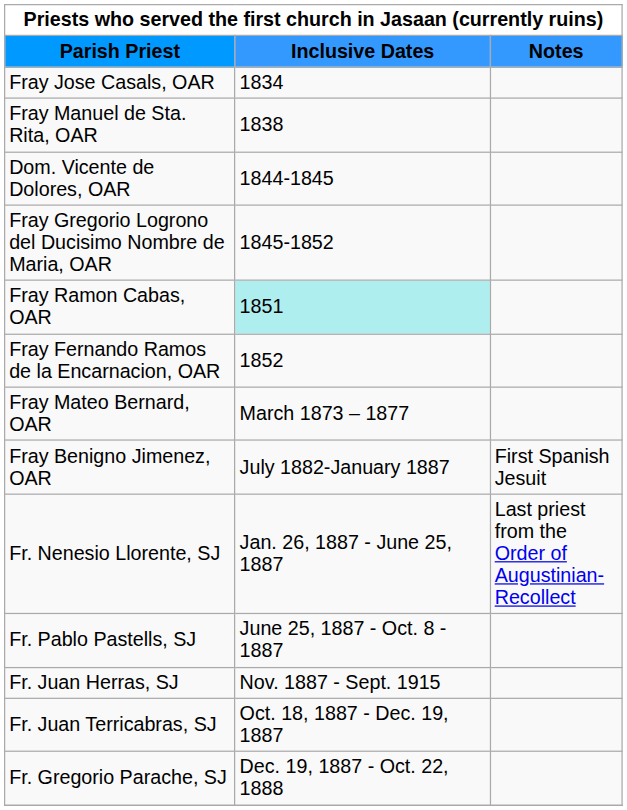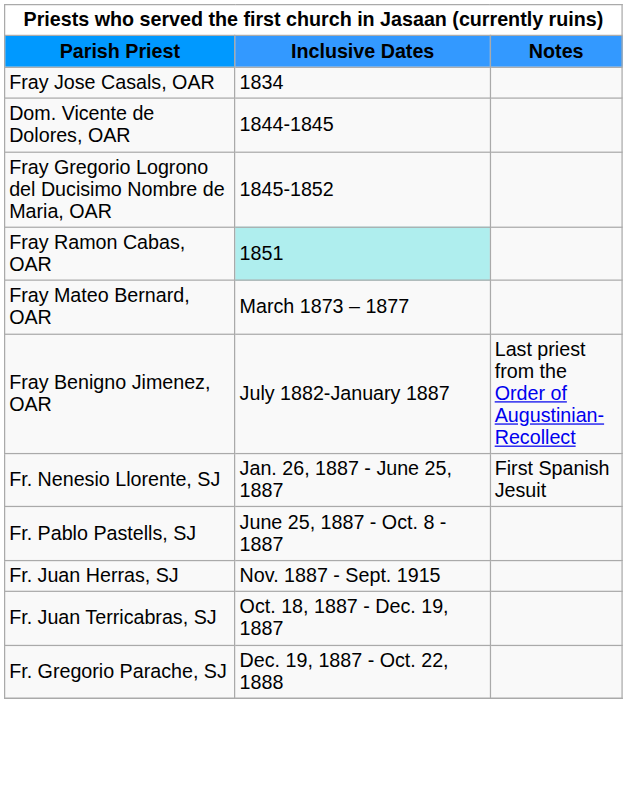- row: (98, 124)
- row: (115, 360)
(552, 467) First Spanish Jesuit -> (549, 393) Last priest from the Order of Augustinian-Recollect
(549, 553) Last priest from the Order of Augustinian-Recollect -> (552, 480) First Spanish Jesuit
